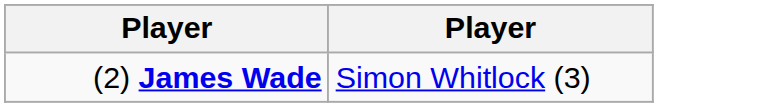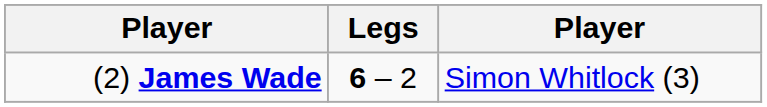+ column: (383, 28)
